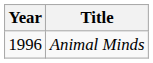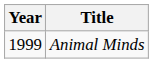(25, 44) 1996 -> (25, 44) 1999
